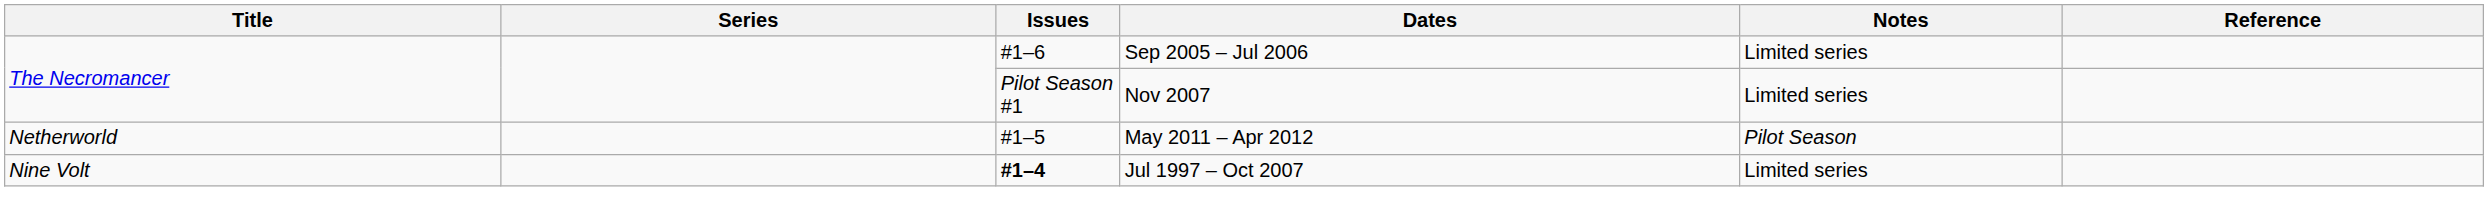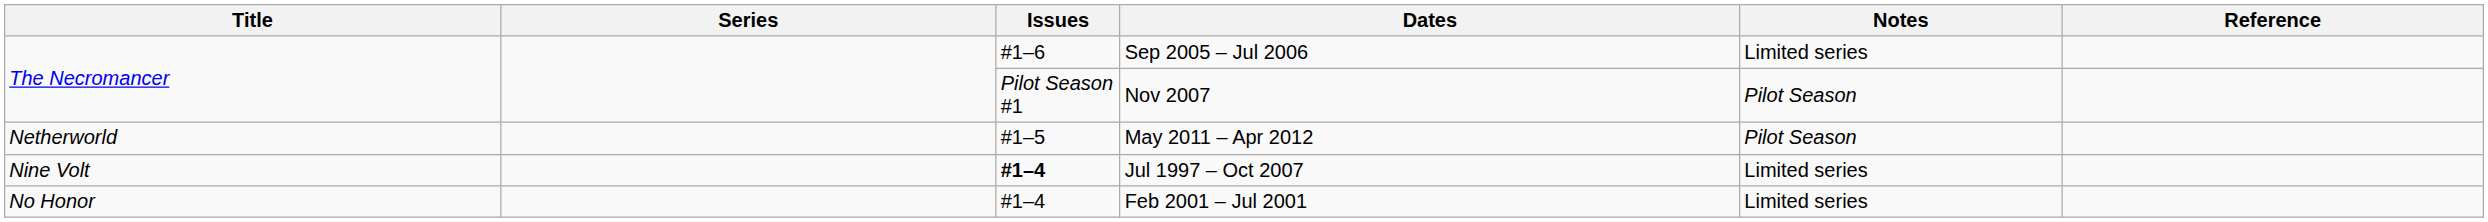(1806, 95) Limited series -> (1800, 95) Pilot Season
+ row: (1216, 201)
